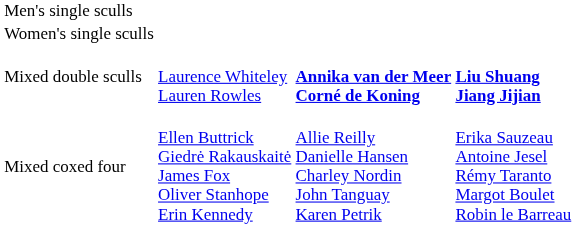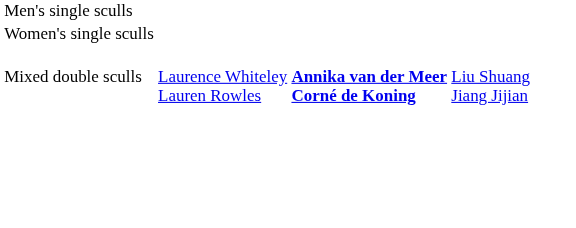(498, 85) bold -> (491, 85) normal
- row: (65, 166)
